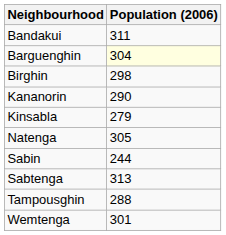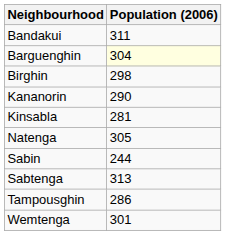(121, 117) 279 -> (121, 117) 281
(121, 199) 288 -> (121, 199) 286
